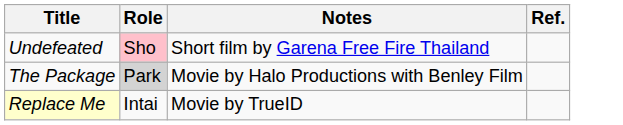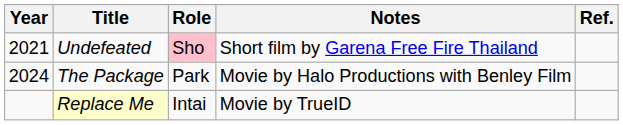+ column: (29, 18)
(142, 76) lightgrey background -> (191, 76) no background
